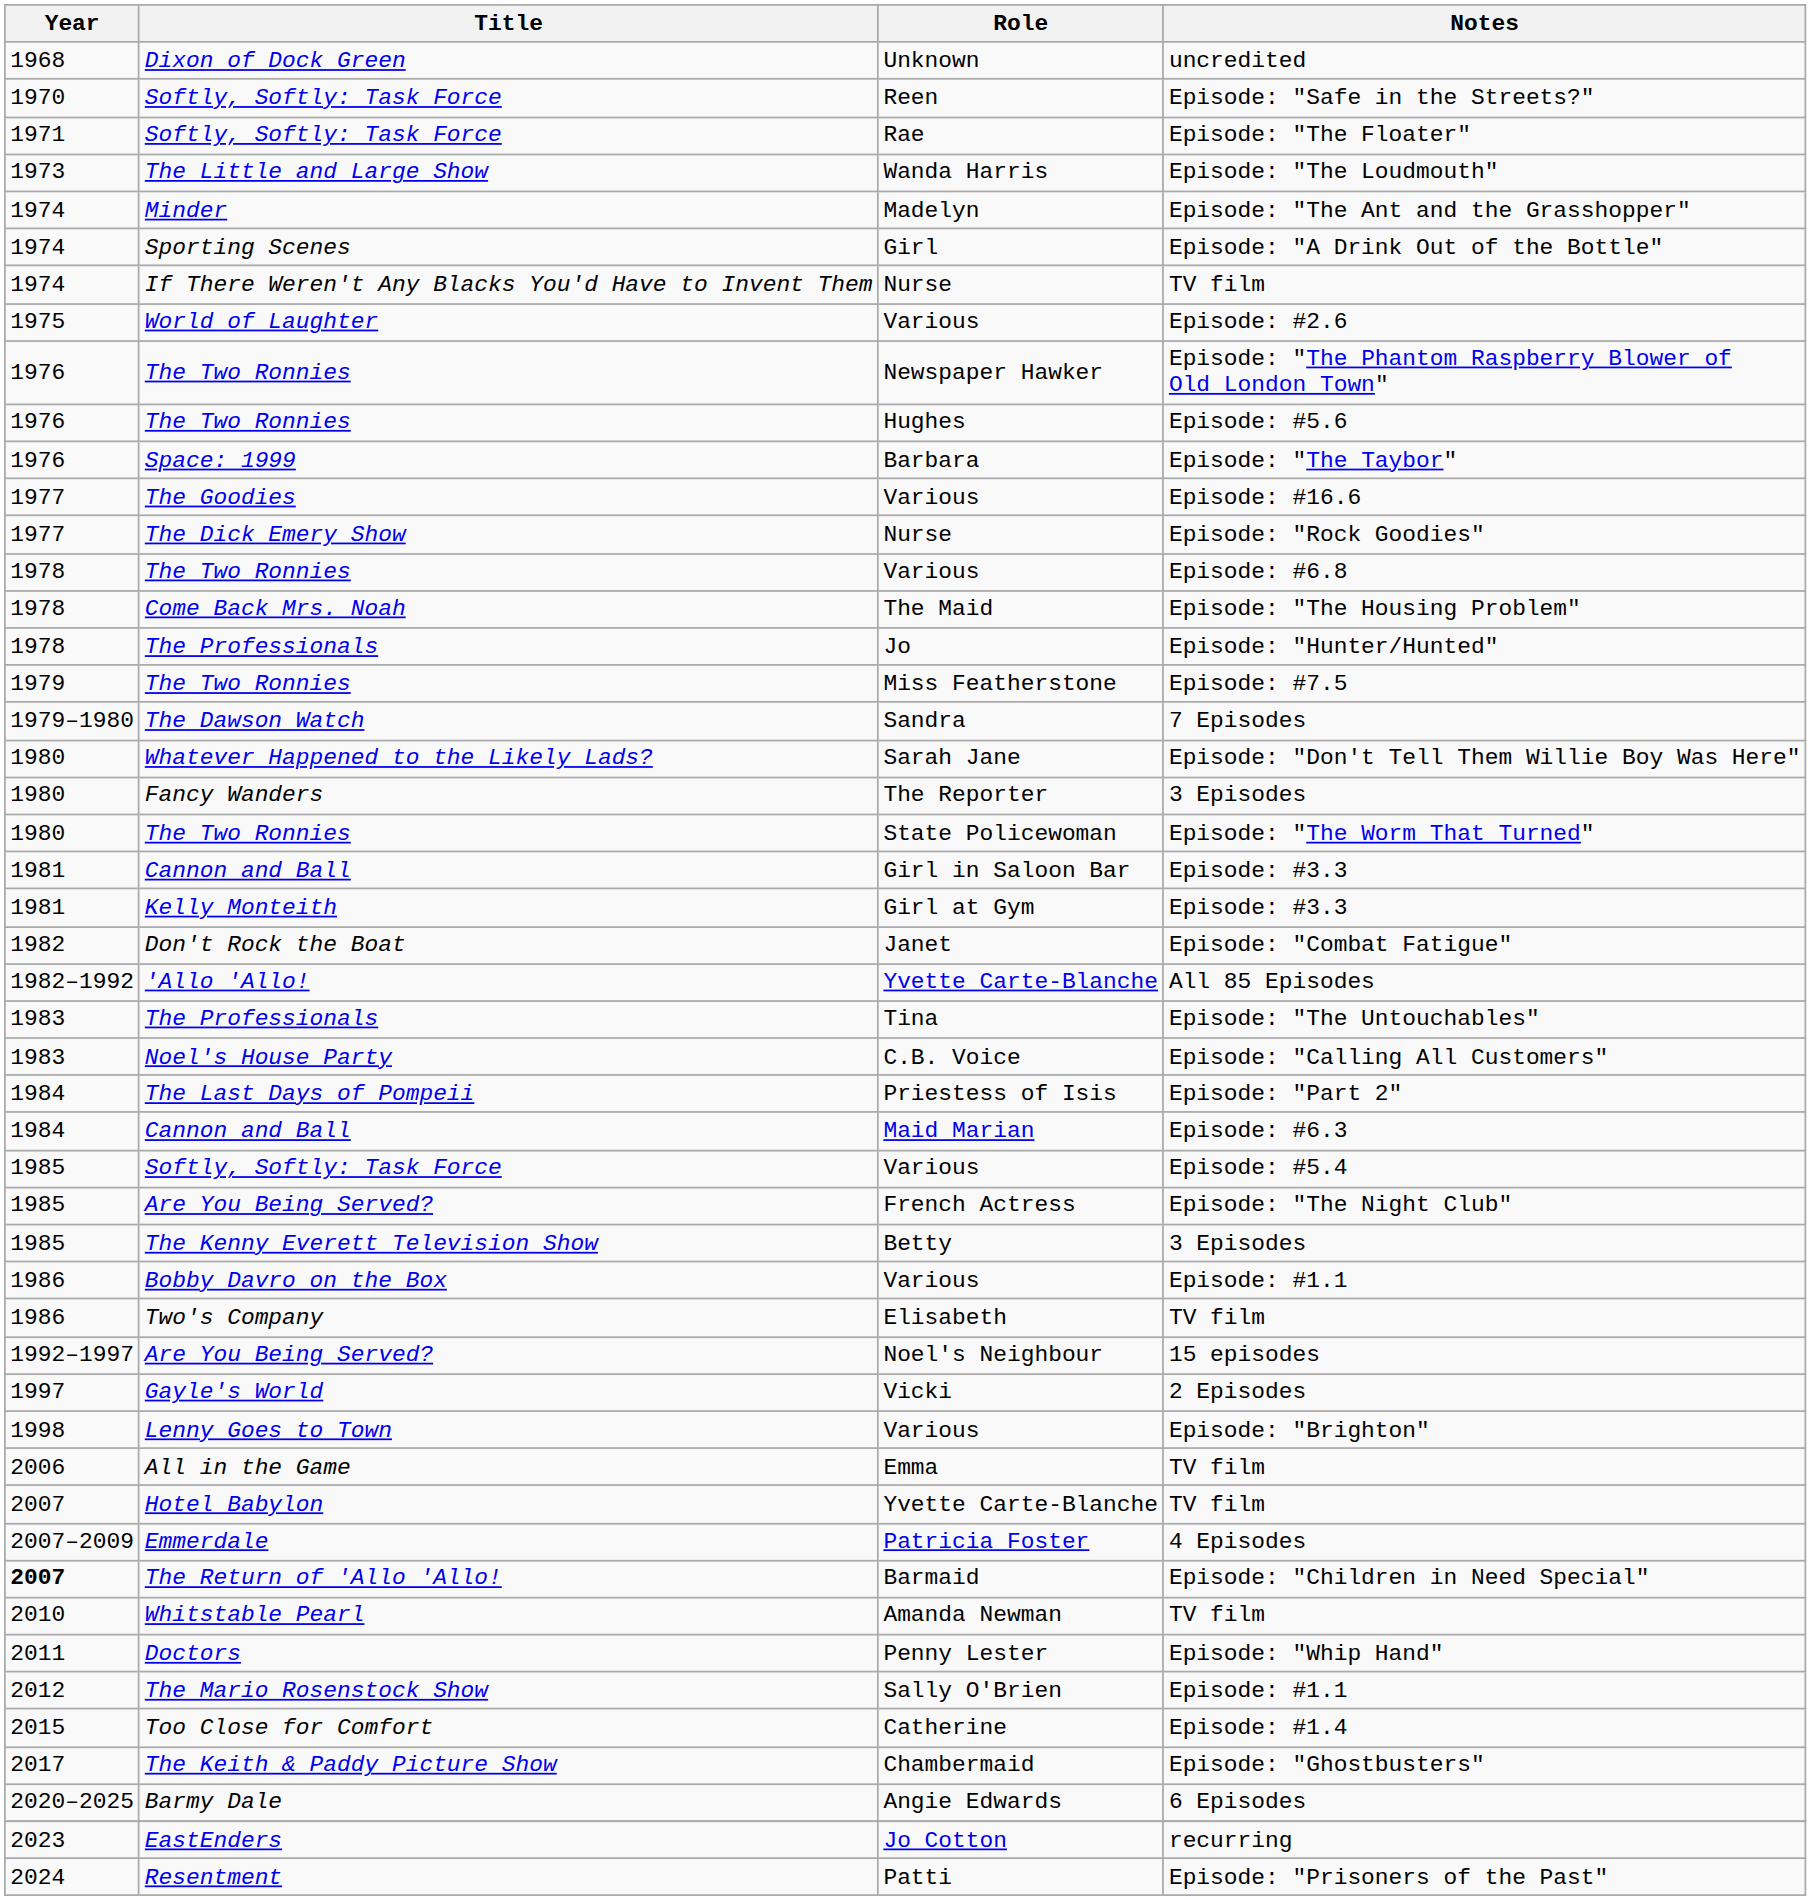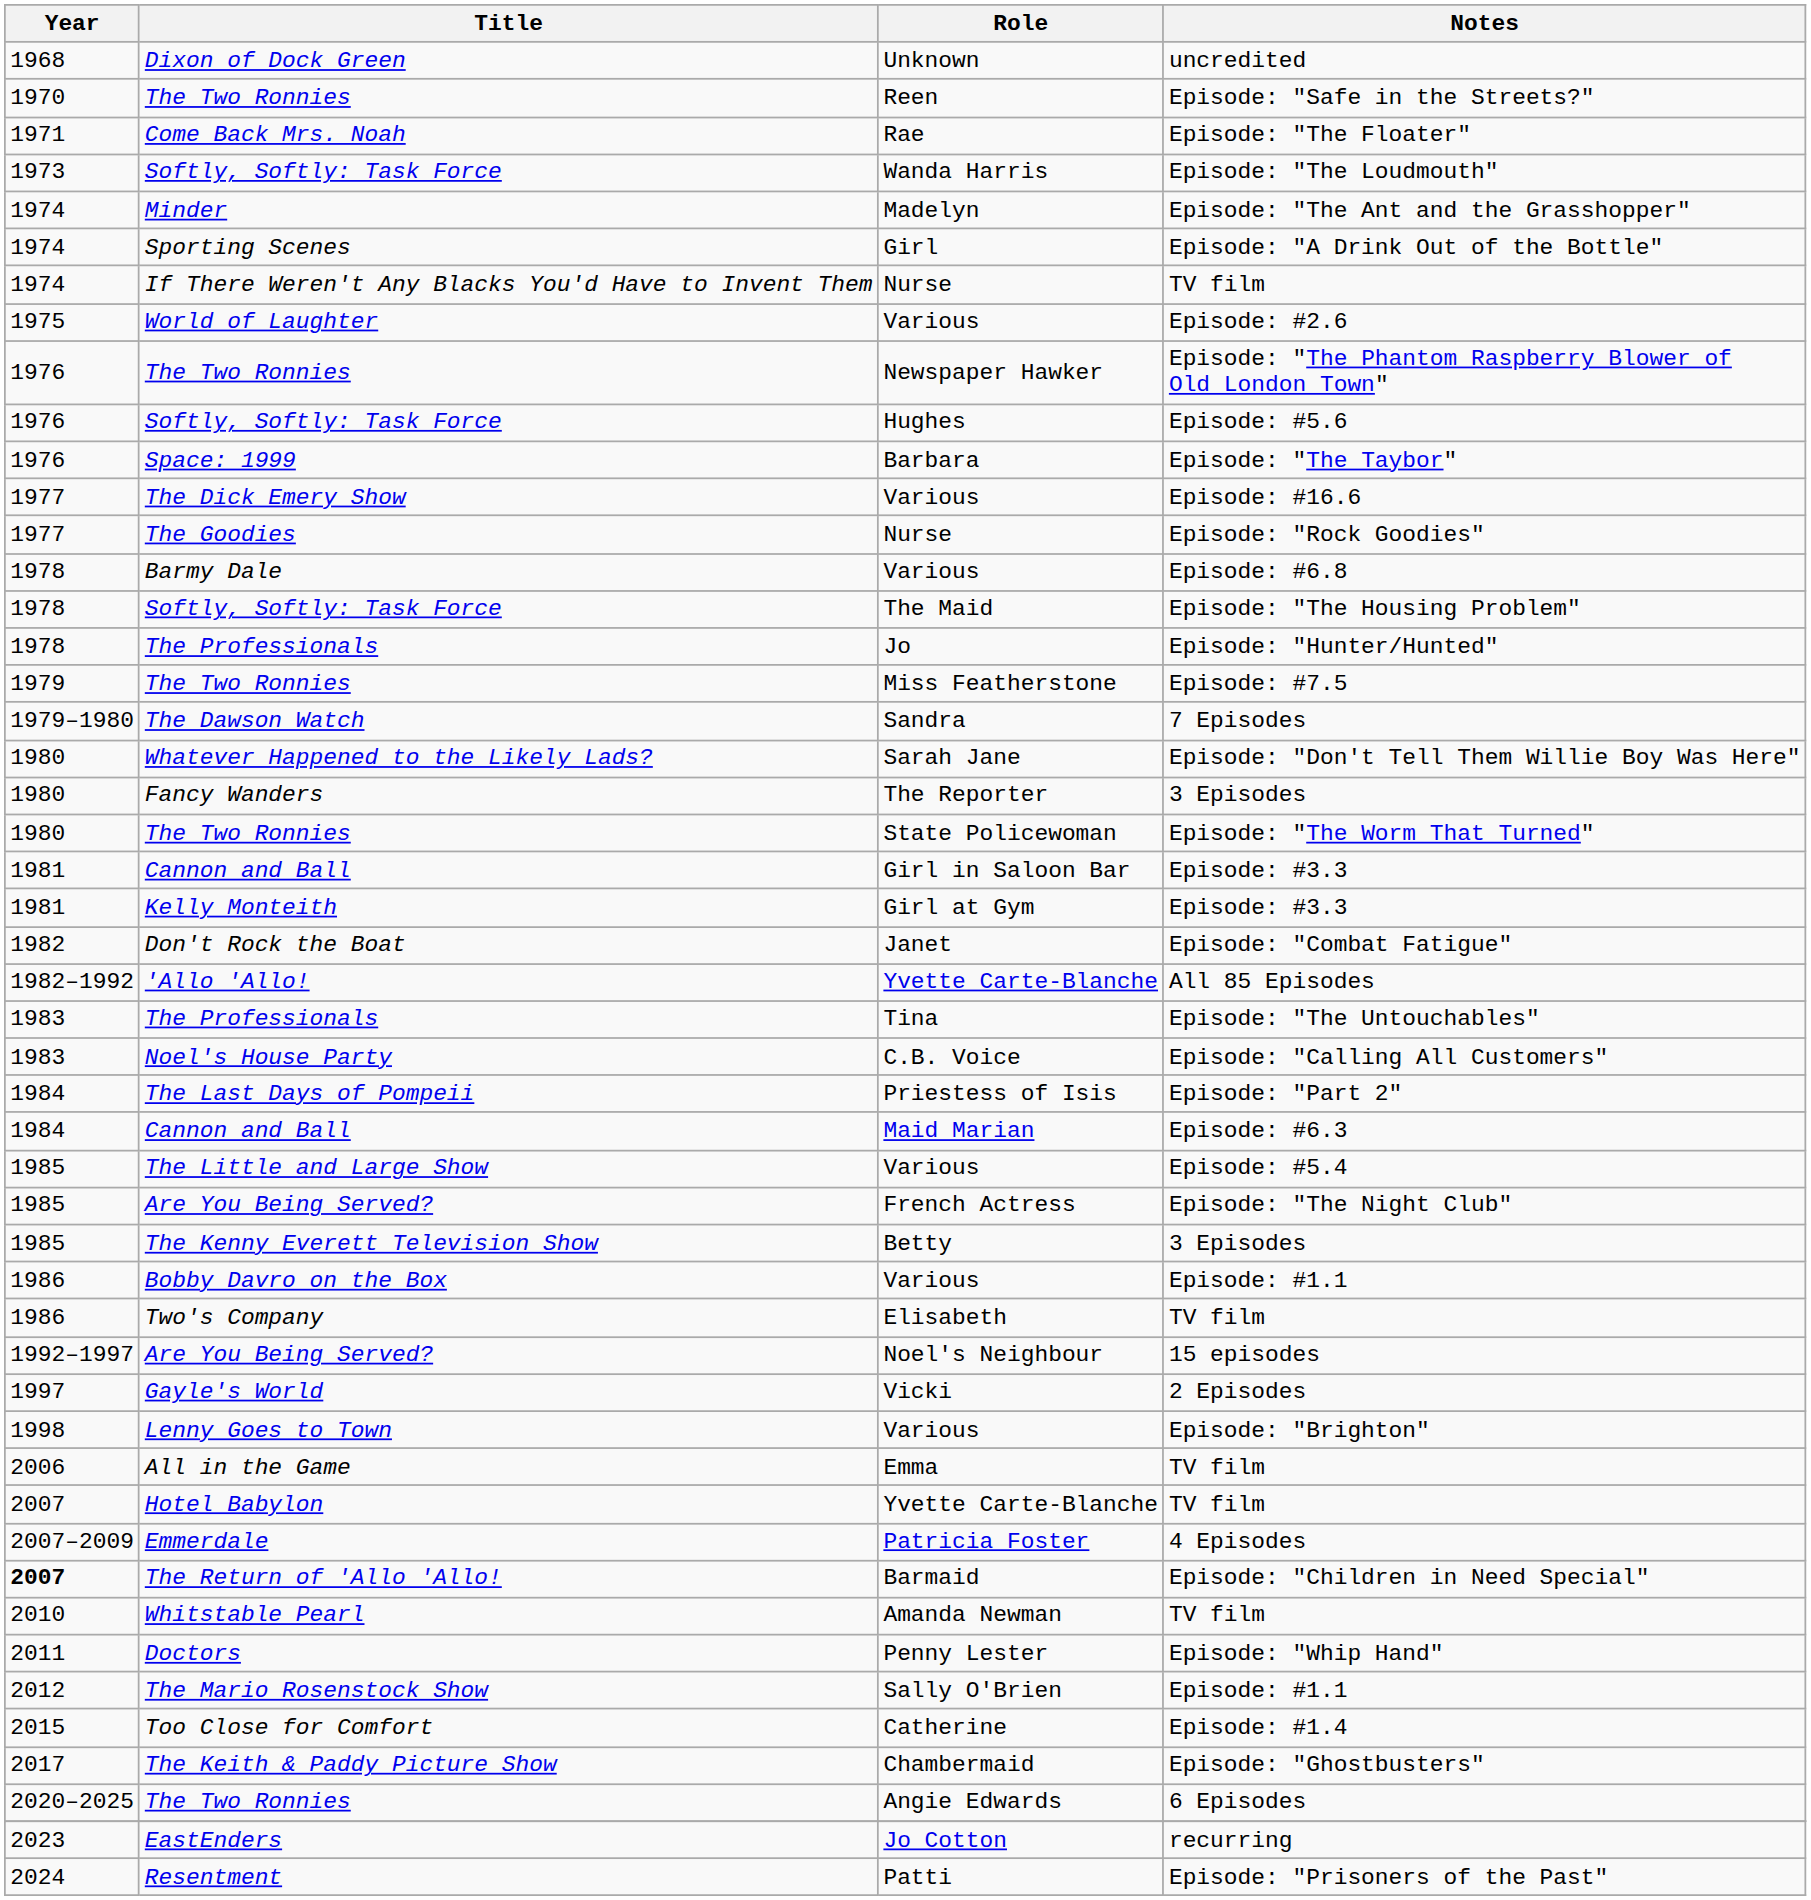(323, 98) Softly, Softly: Task Force -> (248, 98) The Two Ronnies
(323, 135) Softly, Softly: Task Force -> (275, 135) Come Back Mrs. Noah
(316, 173) The Little and Large Show -> (323, 173) Softly, Softly: Task Force
(248, 423) The Two Ronnies -> (323, 423) Softly, Softly: Task Force
(220, 497) The Goodies -> (275, 497) The Dick Emery Show
(275, 535) The Dick Emery Show -> (220, 535) The Goodies
(248, 572) The Two Ronnies -> (213, 572) Barmy Dale
(275, 609) Come Back Mrs. Noah -> (323, 609) Softly, Softly: Task Force
(323, 1169) Softly, Softly: Task Force -> (316, 1169) The Little and Large Show
(213, 1803) Barmy Dale -> (248, 1803) The Two Ronnies
